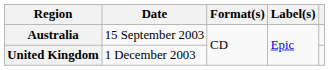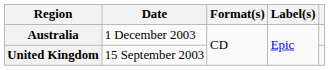(154, 34) 15 September 2003 -> (150, 34) 1 December 2003
(150, 55) 1 December 2003 -> (154, 55) 15 September 2003
